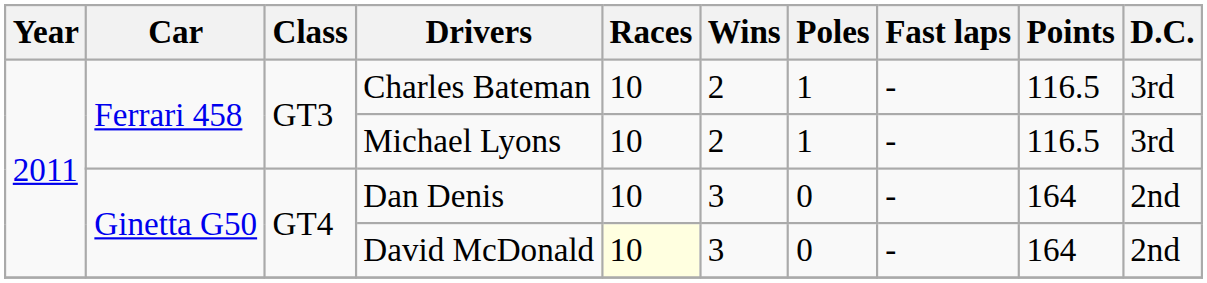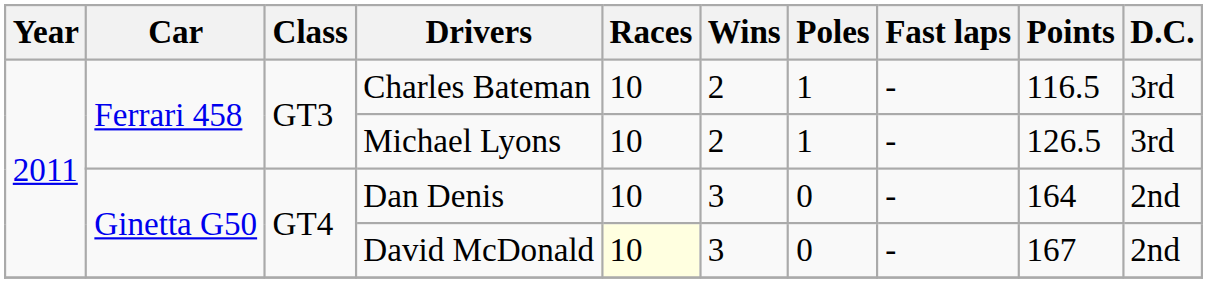(1063, 141) 116.5 -> (1064, 141) 126.5
(1051, 250) 164 -> (1051, 250) 167
